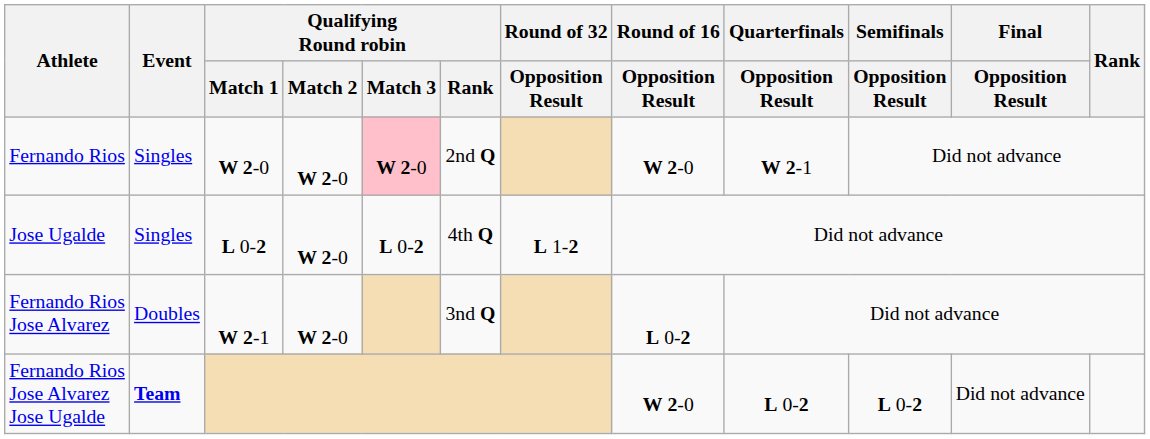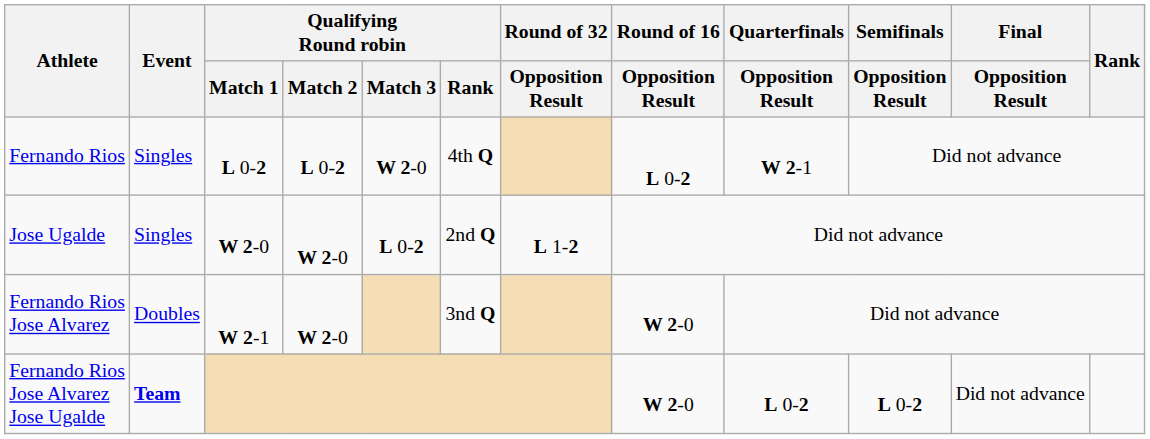(244, 167) W 2-0 -> (244, 167) L 0-2
(323, 179) W 2-0 -> (323, 167) L 0-2
(401, 167) pink background -> (401, 167) no background
(470, 156) 2nd Q -> (470, 156) 4th Q
(668, 167) W 2-0 -> (668, 179) L 0-2
(244, 246) L 0-2 -> (244, 246) W 2-0
(470, 235) 4th Q -> (470, 235) 2nd Q
(668, 337) L 0-2 -> (668, 325) W 2-0
